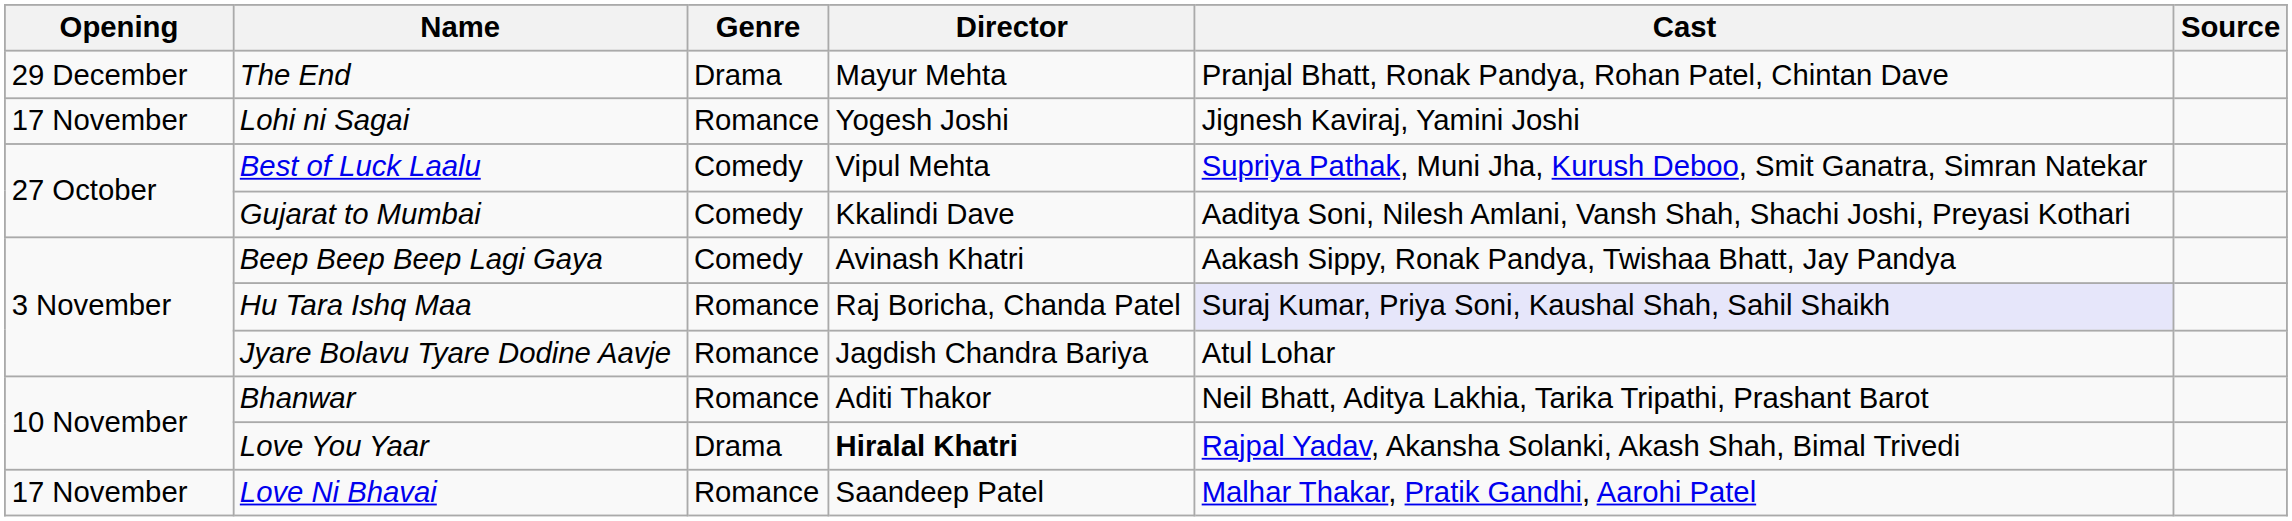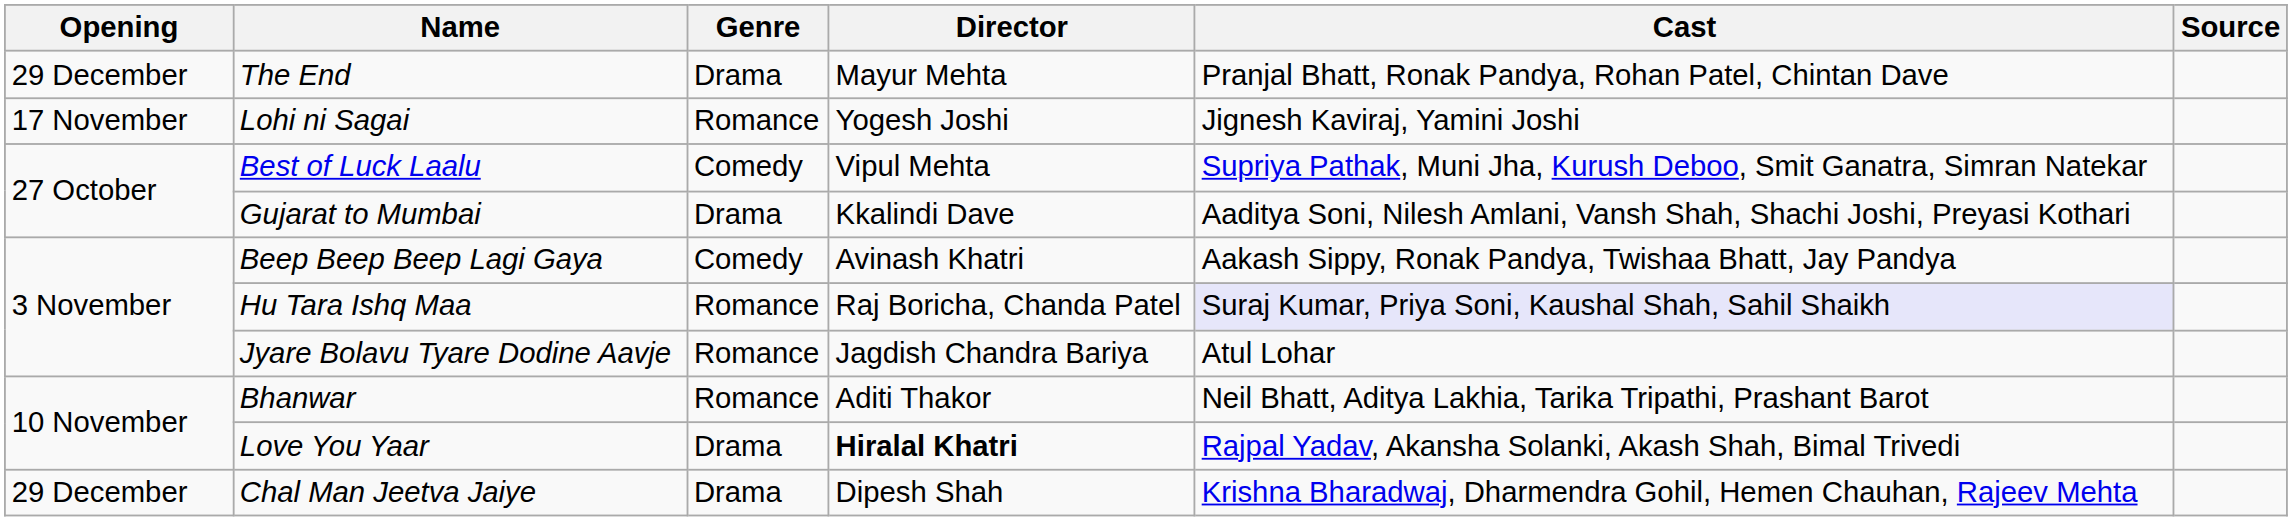(748, 213) Comedy -> (738, 213) Drama
- row: (338, 492)
+ row: (388, 492)
